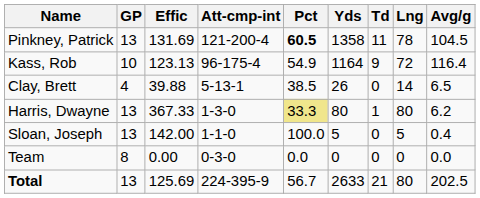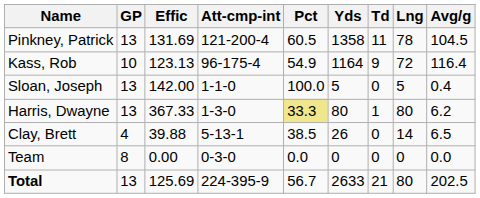(302, 39) bold -> (302, 39) normal
rows swapped: (42, 87) <-> (55, 134)
